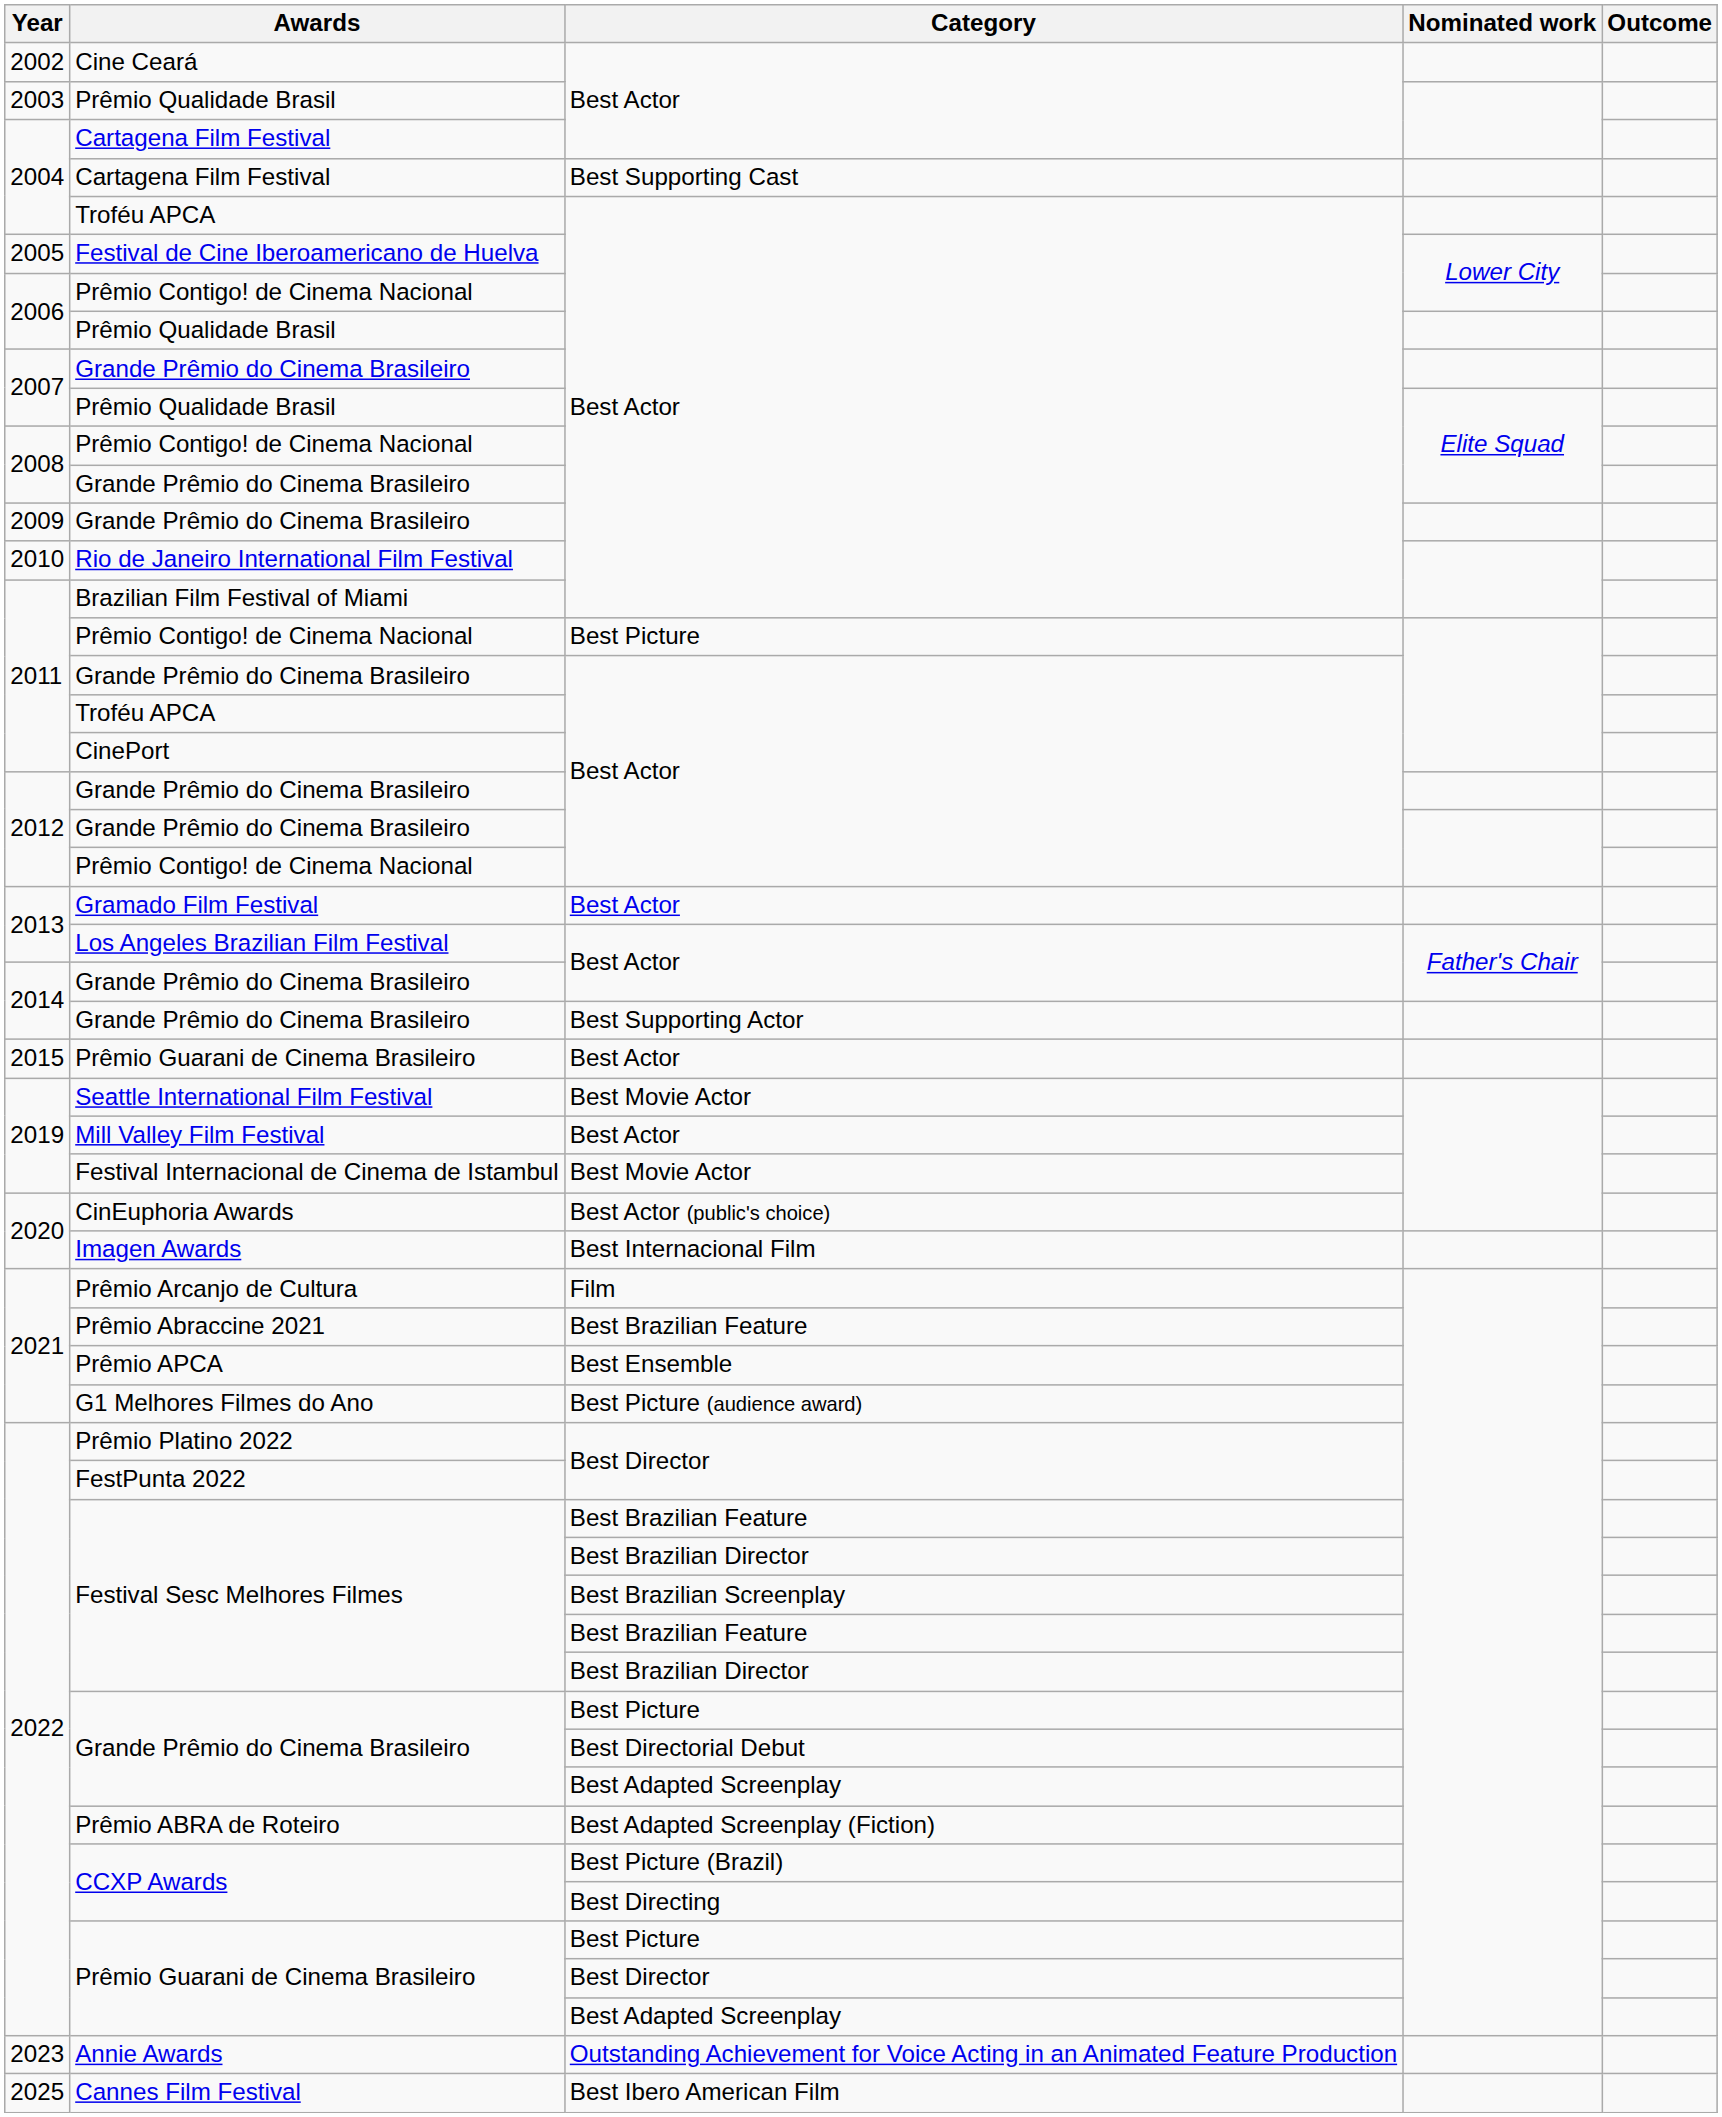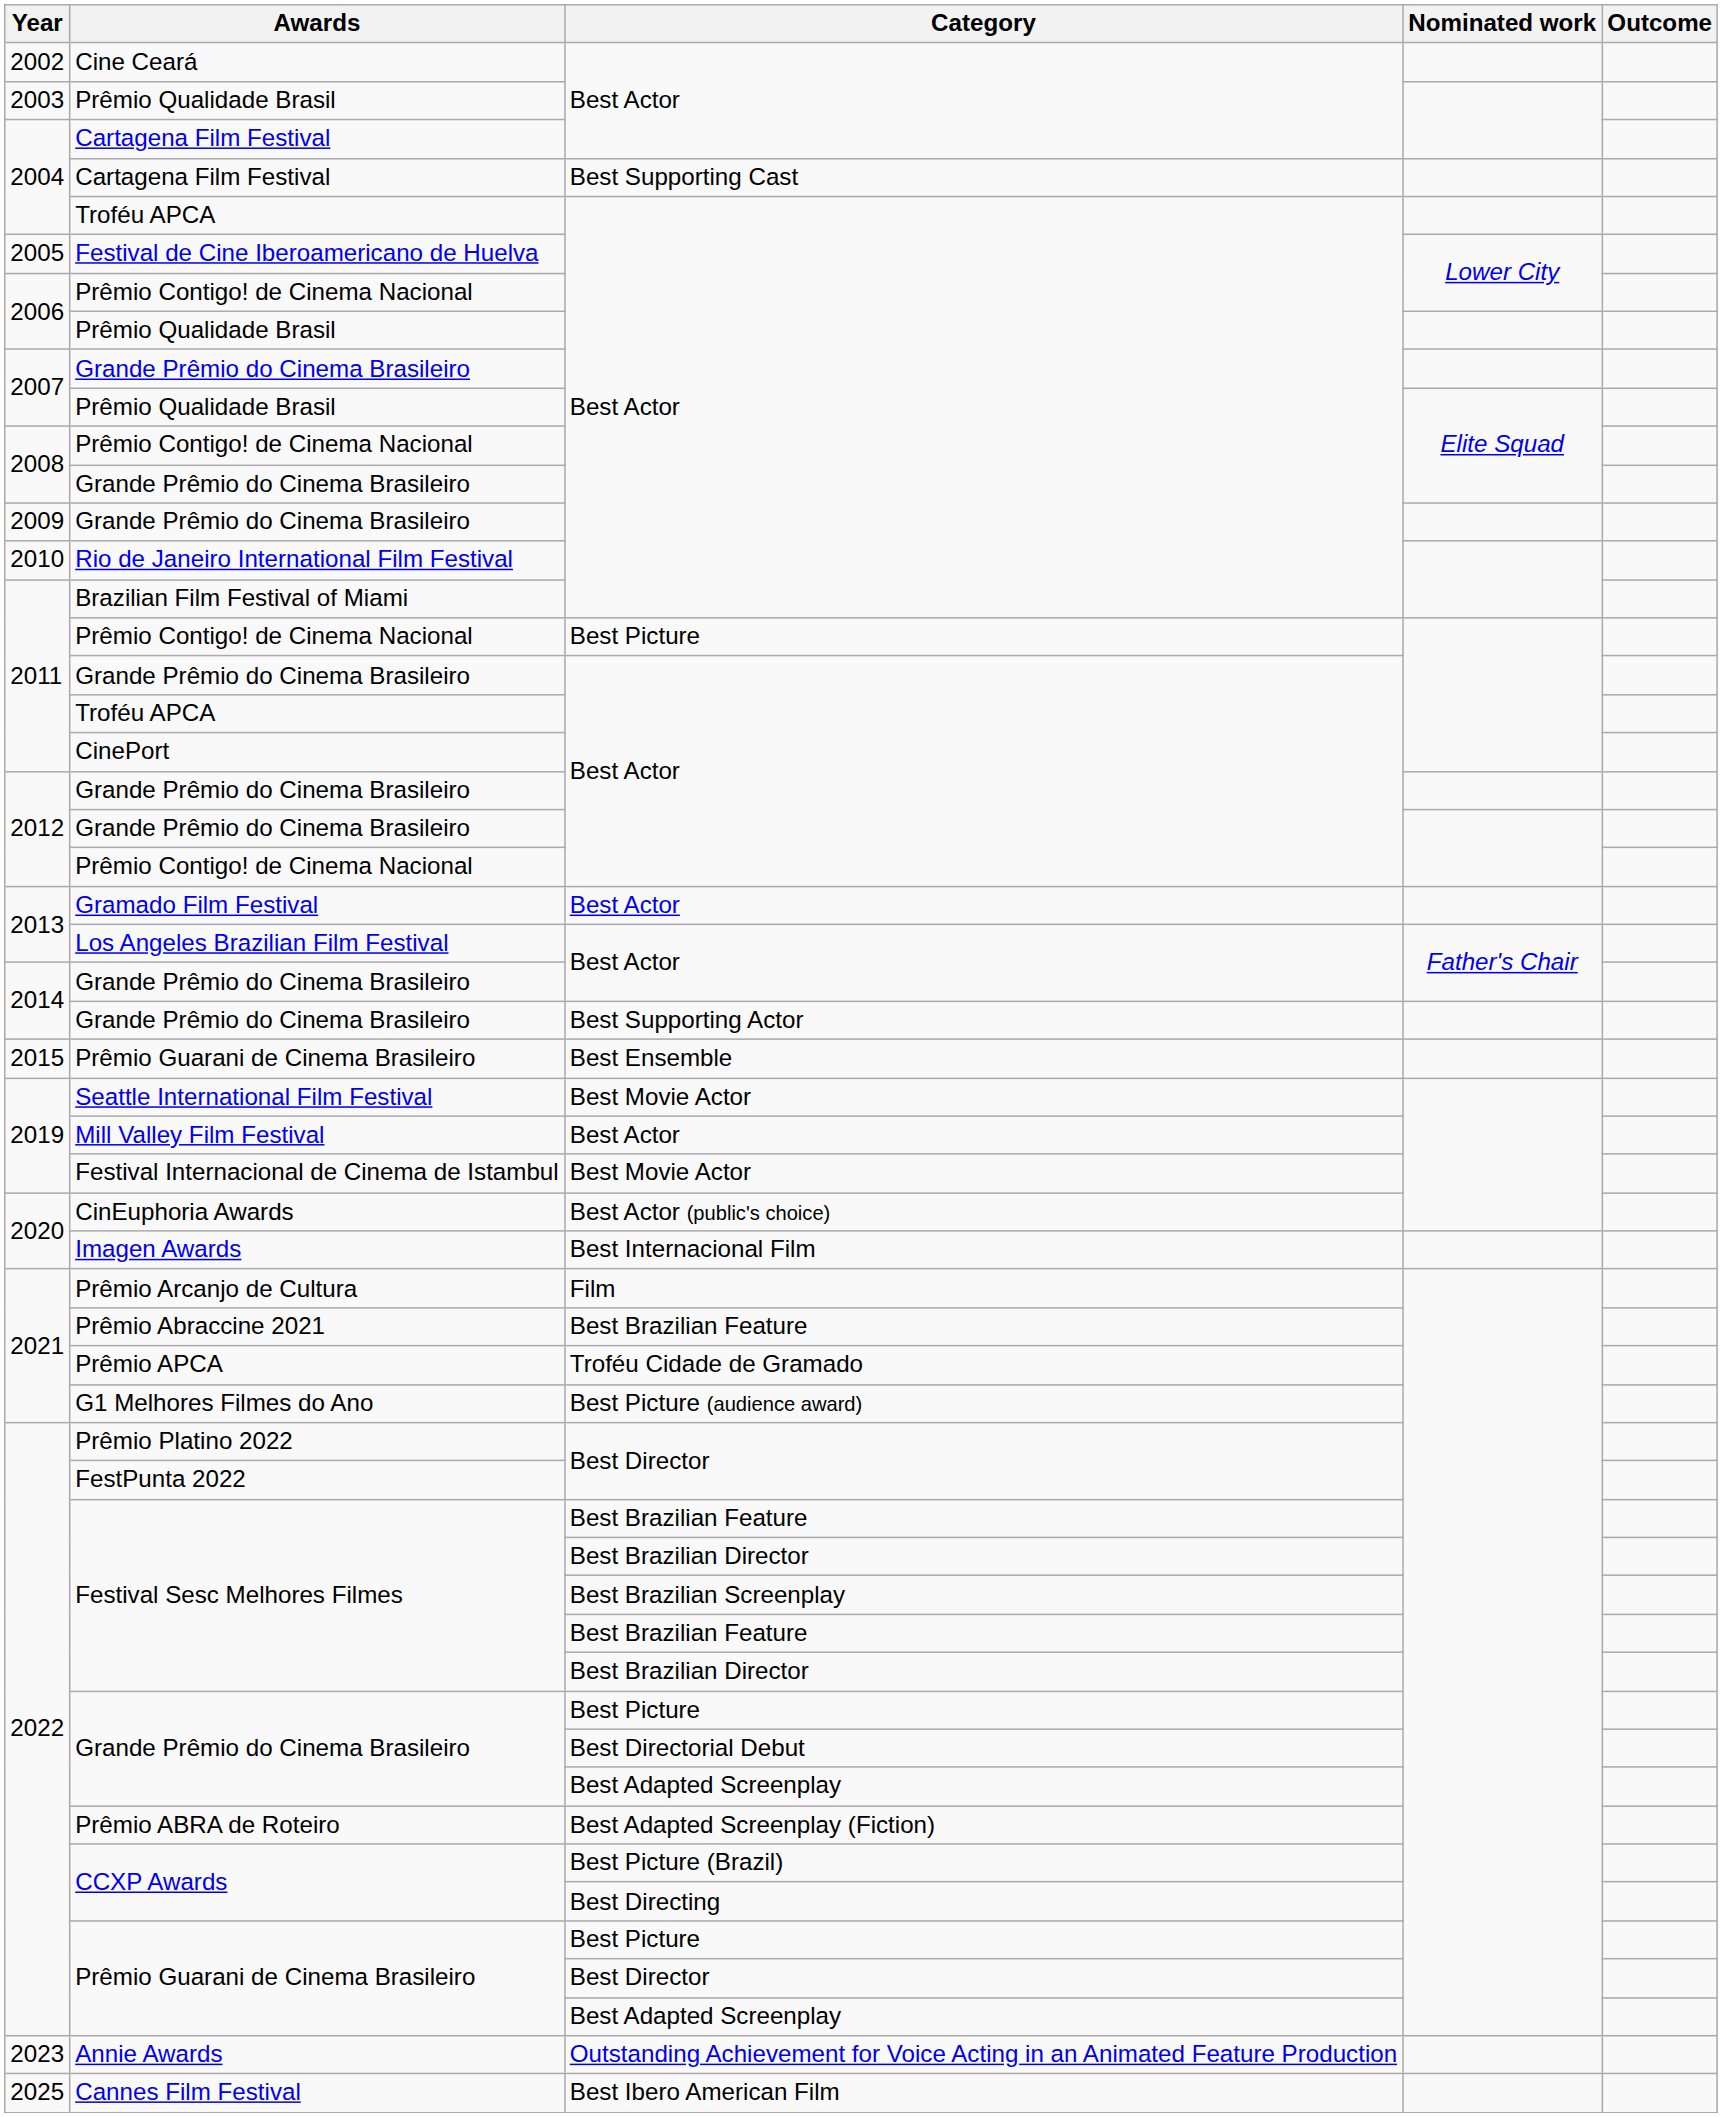(625, 1058) Best Actor -> (651, 1058) Best Ensemble
(651, 1364) Best Ensemble -> (716, 1364) Troféu Cidade de Gramado
